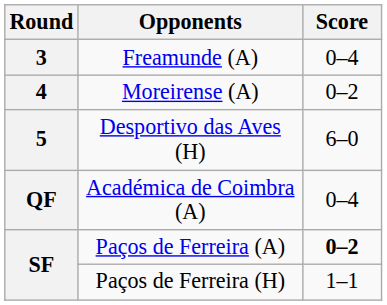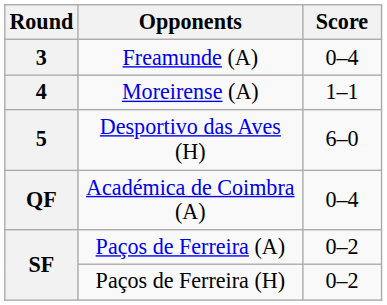(342, 92) 0–2 -> (342, 92) 1–1
(342, 246) bold -> (342, 246) normal
(342, 281) 1–1 -> (342, 281) 0–2
